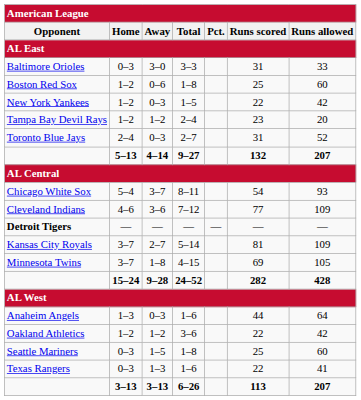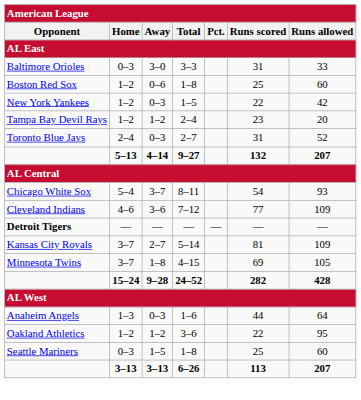(322, 333) 42 -> (322, 333) 95
- row: (38, 369)
